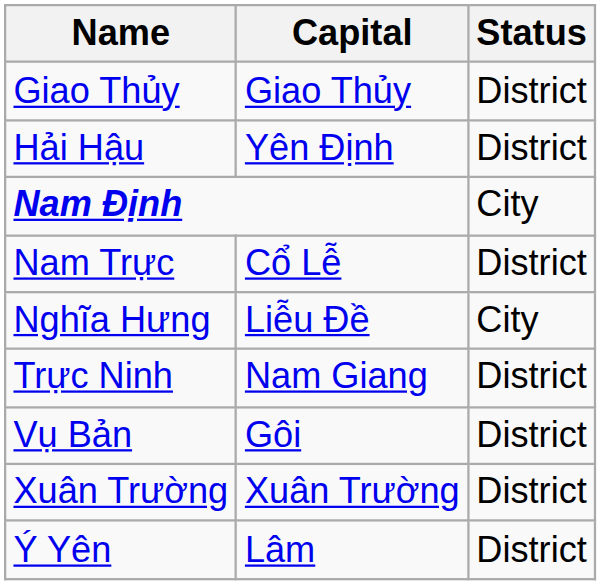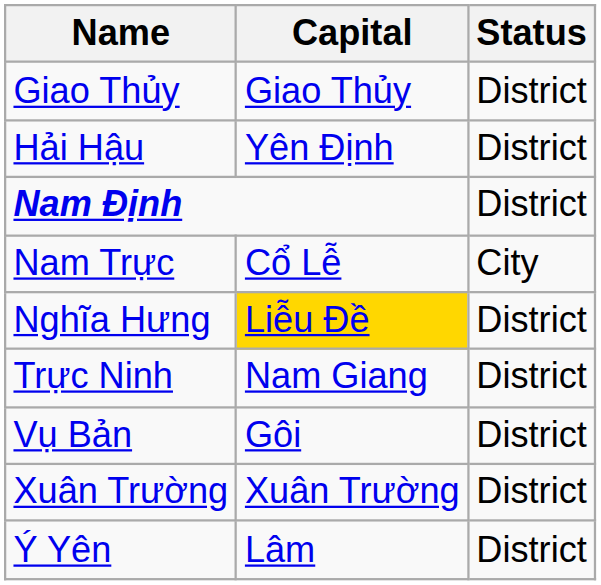(507, 205) City -> (532, 205) District
(532, 262) District -> (507, 262) City
(307, 319) no background -> (307, 319) gold background
(507, 319) City -> (532, 319) District
